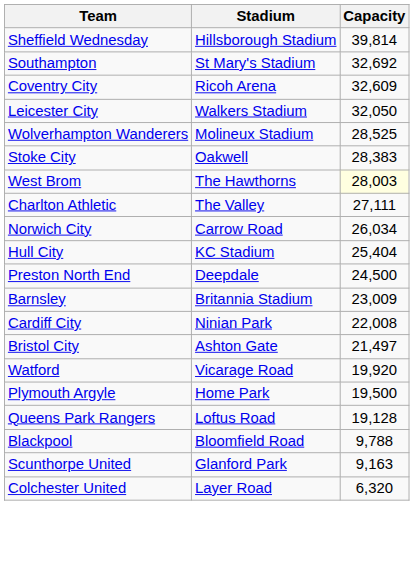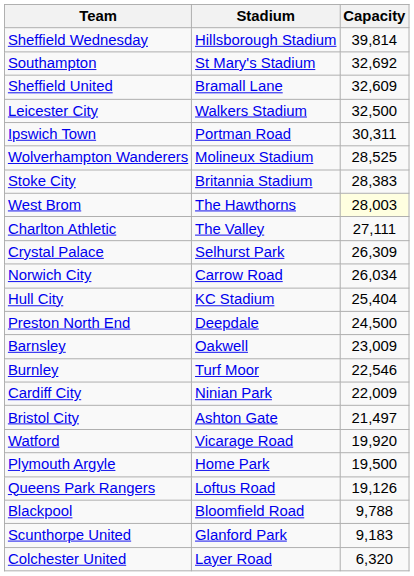- row: (53, 87)
+ row: (60, 87)
(374, 110) 32,050 -> (374, 110) 32,500
+ row: (52, 134)
(222, 157) Oakwell -> (254, 181) Britannia Stadium
+ row: (56, 252)
(254, 299) Britannia Stadium -> (222, 346) Oakwell
+ row: (33, 370)
(374, 323) 22,008 -> (374, 393) 22,009
(374, 417) 19,128 -> (374, 488) 19,126
(374, 464) 9,163 -> (374, 535) 9,183
